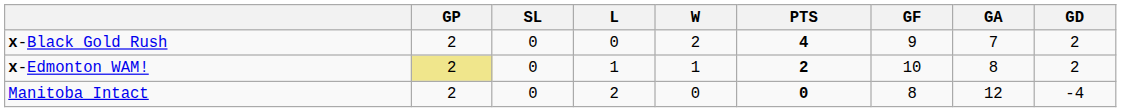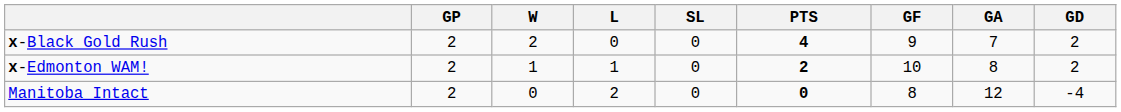columns swapped: (695, 17) <-> (533, 17)
(452, 68) khaki background -> (452, 68) no background
